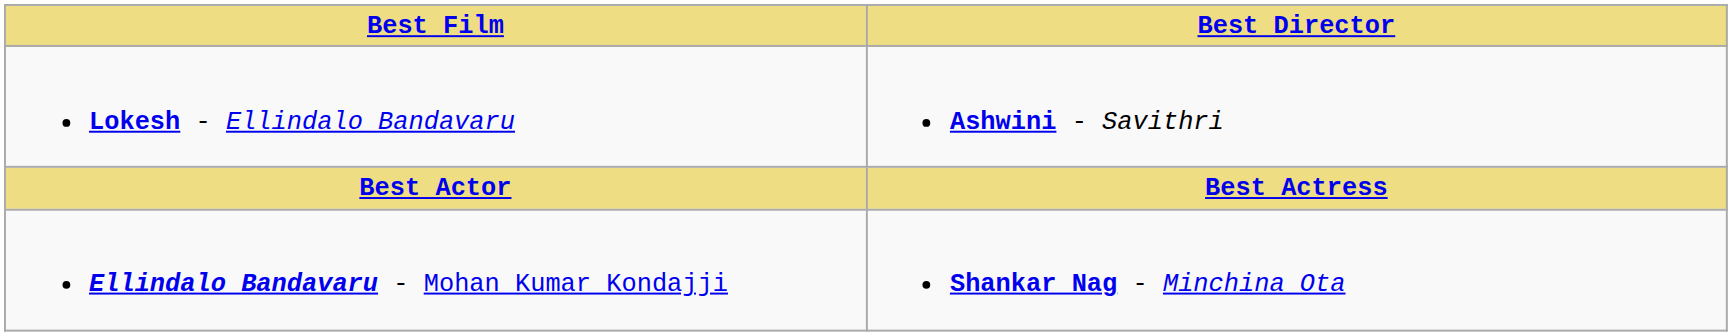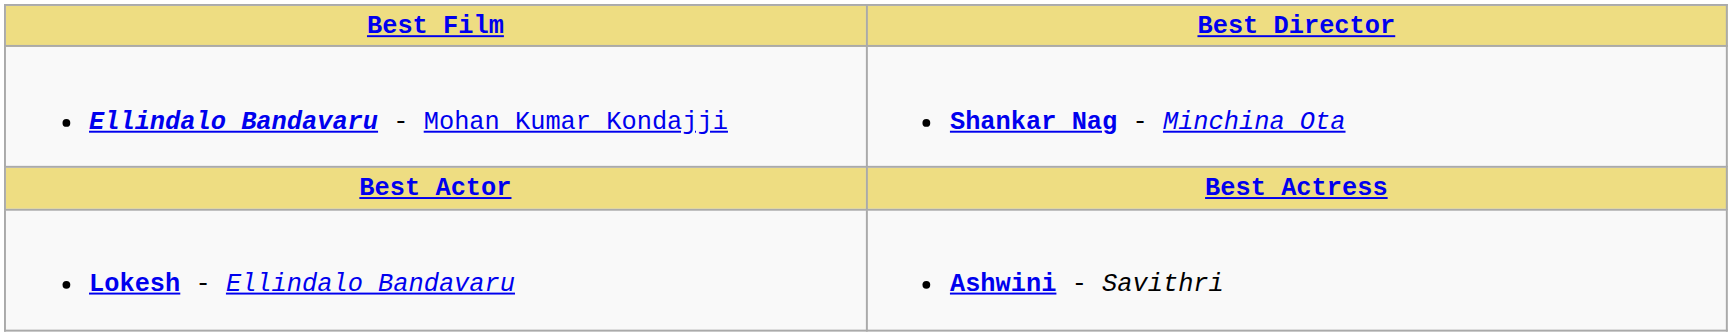rows swapped: (435, 284) <-> (435, 122)
